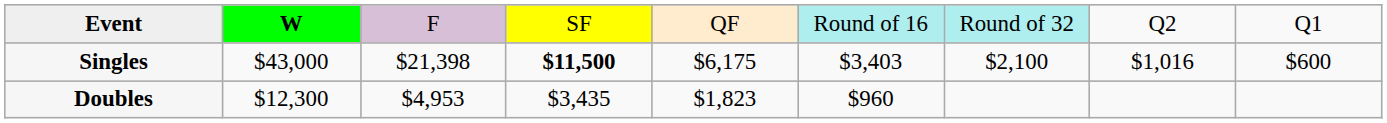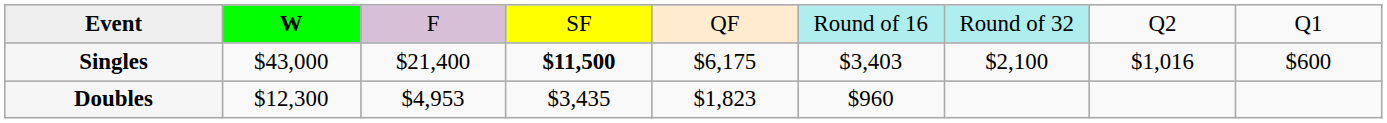(433, 61) $21,398 -> (433, 61) $21,400
